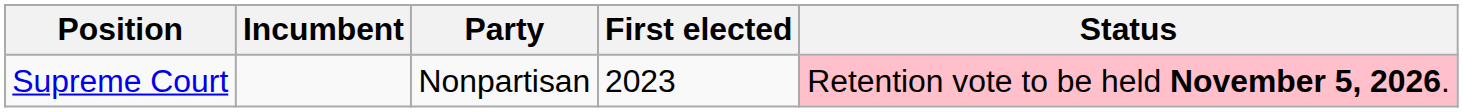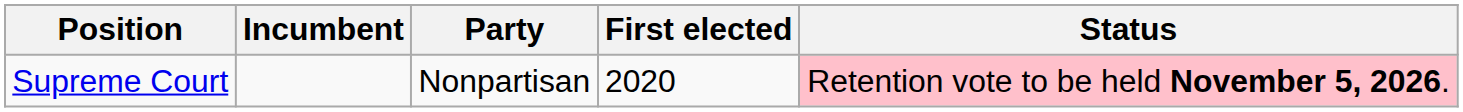(640, 80) 2023 -> (640, 80) 2020
